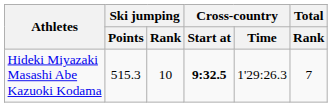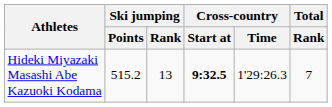(126, 75) 515.3 -> (126, 75) 515.2
(166, 75) 10 -> (166, 75) 13
